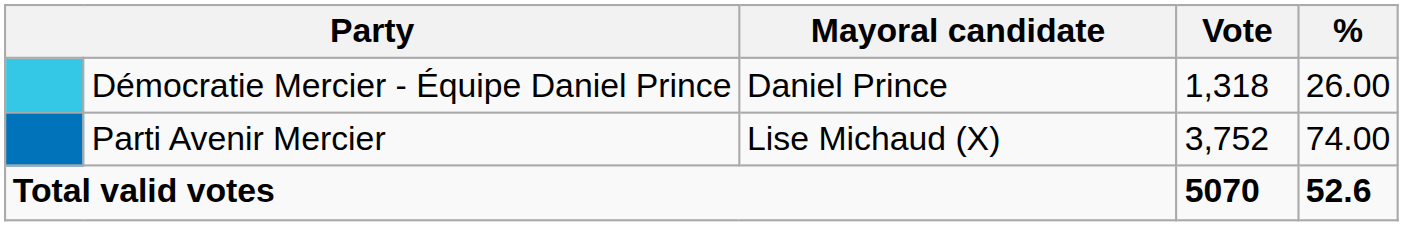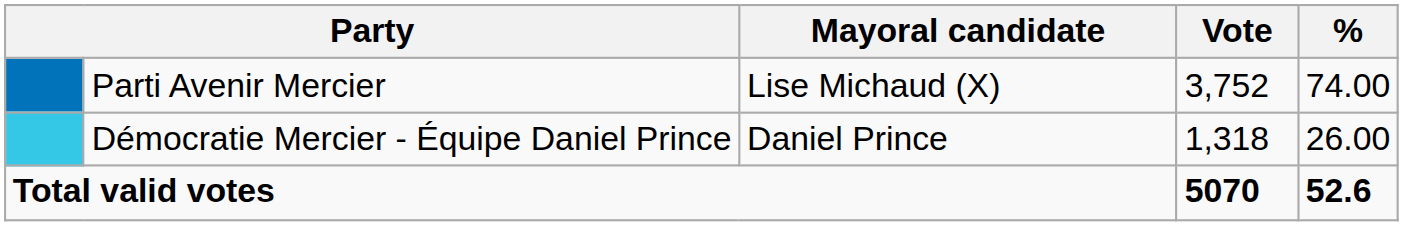rows swapped: (239, 138) <-> (412, 84)
